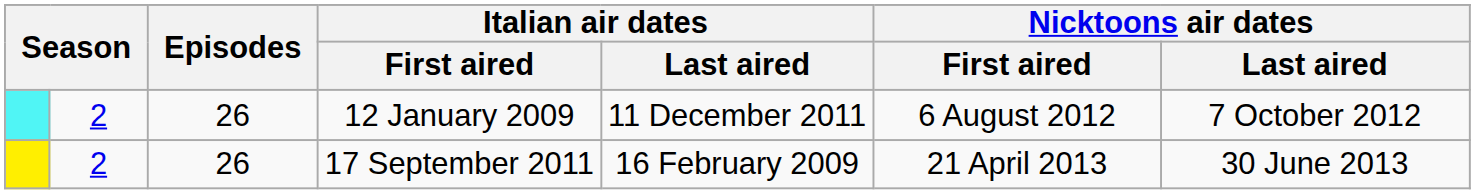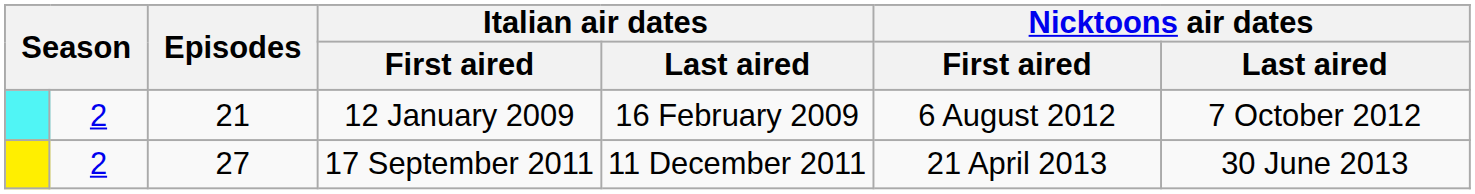(233, 114) 26 -> (233, 114) 21
(737, 114) 11 December 2011 -> (737, 114) 16 February 2009
(233, 163) 26 -> (233, 163) 27
(737, 163) 16 February 2009 -> (737, 163) 11 December 2011
